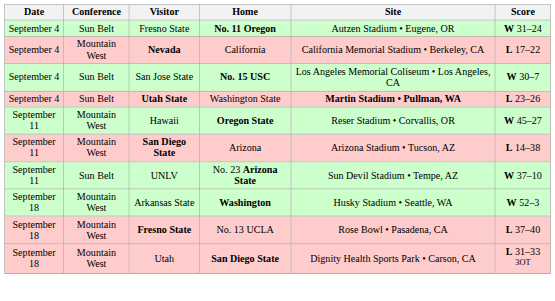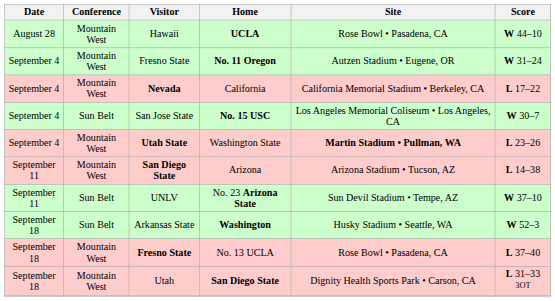+ row: (245, 34)
(96, 28) Sun Belt -> (96, 61) Mountain West
(96, 99) Sun Belt -> (96, 143) Mountain West
- row: (245, 120)
(96, 202) Mountain West -> (96, 225) Sun Belt
